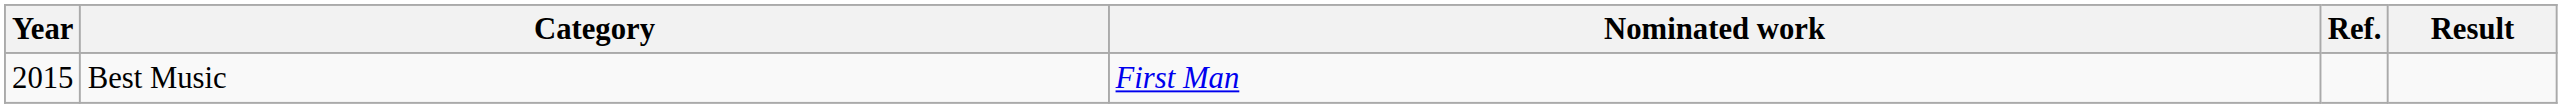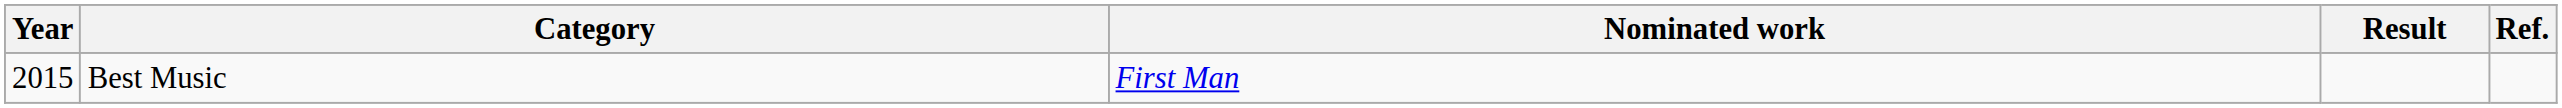columns swapped: (2472, 28) <-> (2355, 28)
